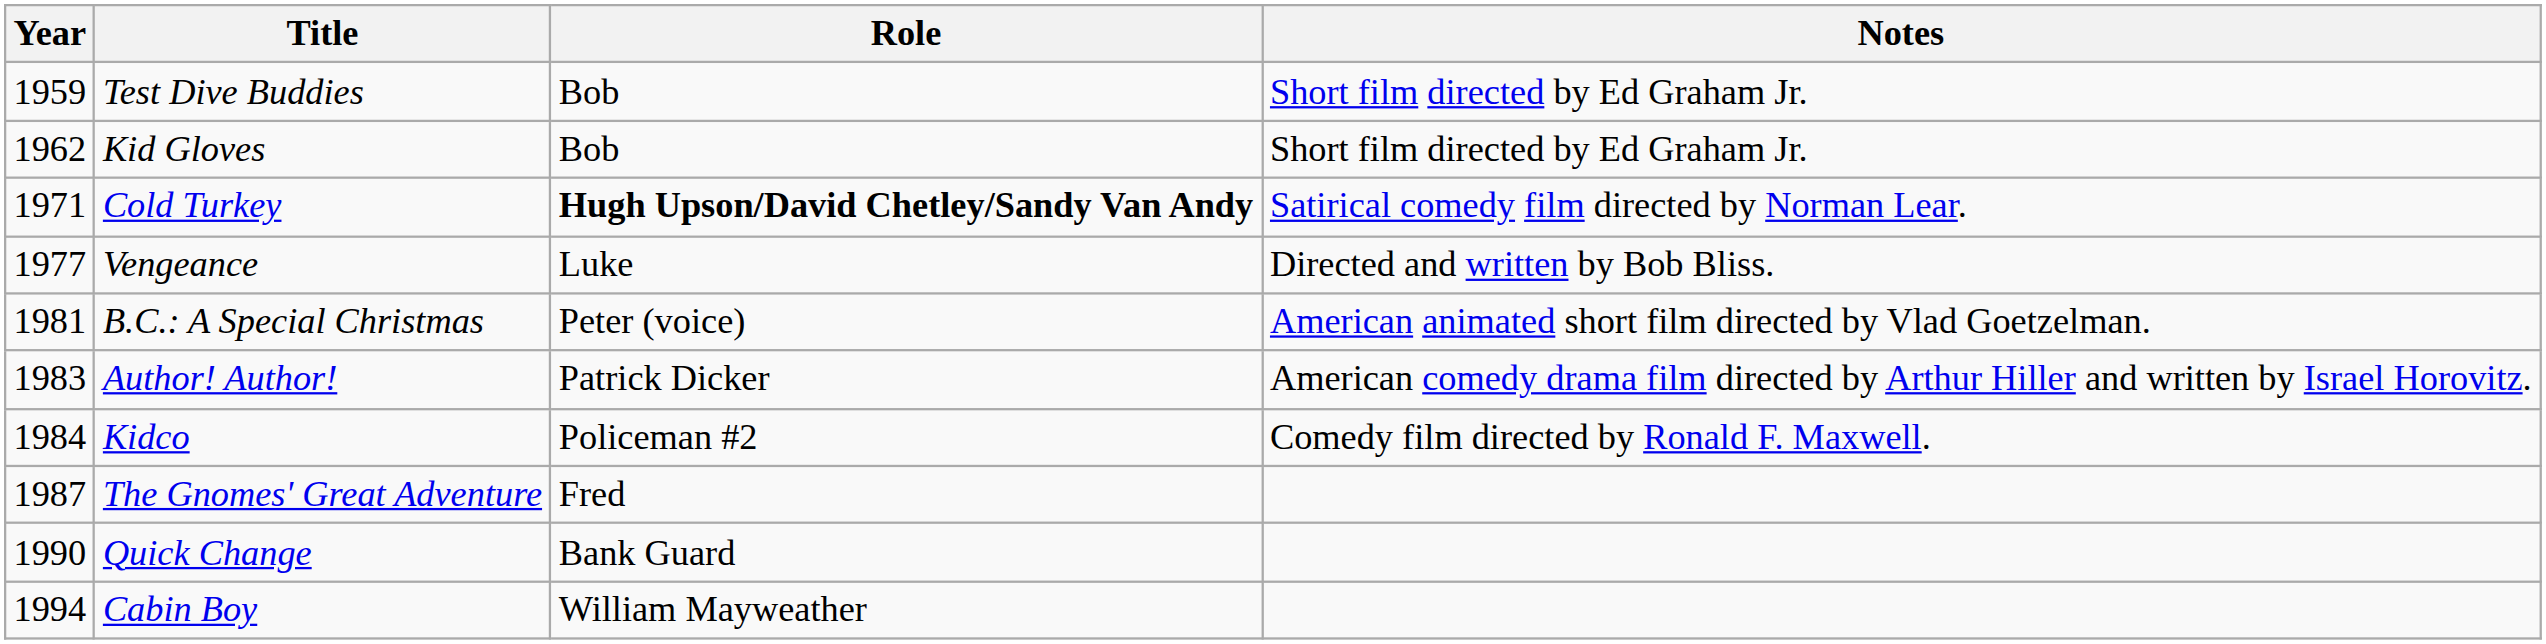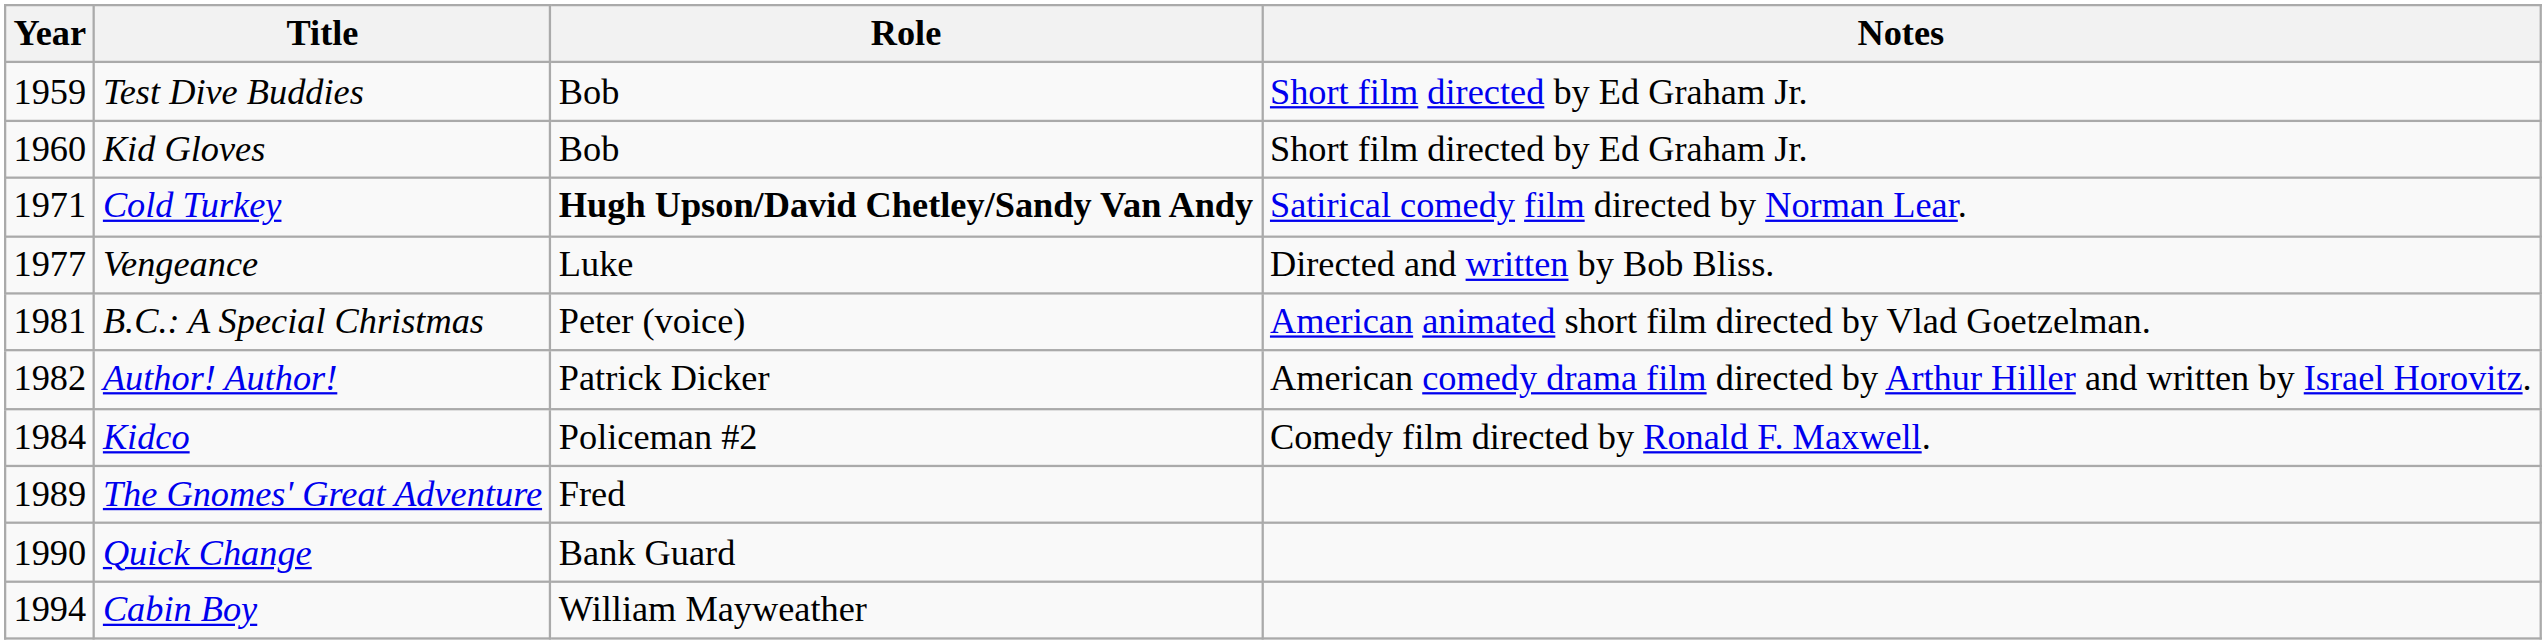(50, 148) 1962 -> (50, 148) 1960
(50, 378) 1983 -> (50, 378) 1982
(50, 494) 1987 -> (50, 494) 1989
